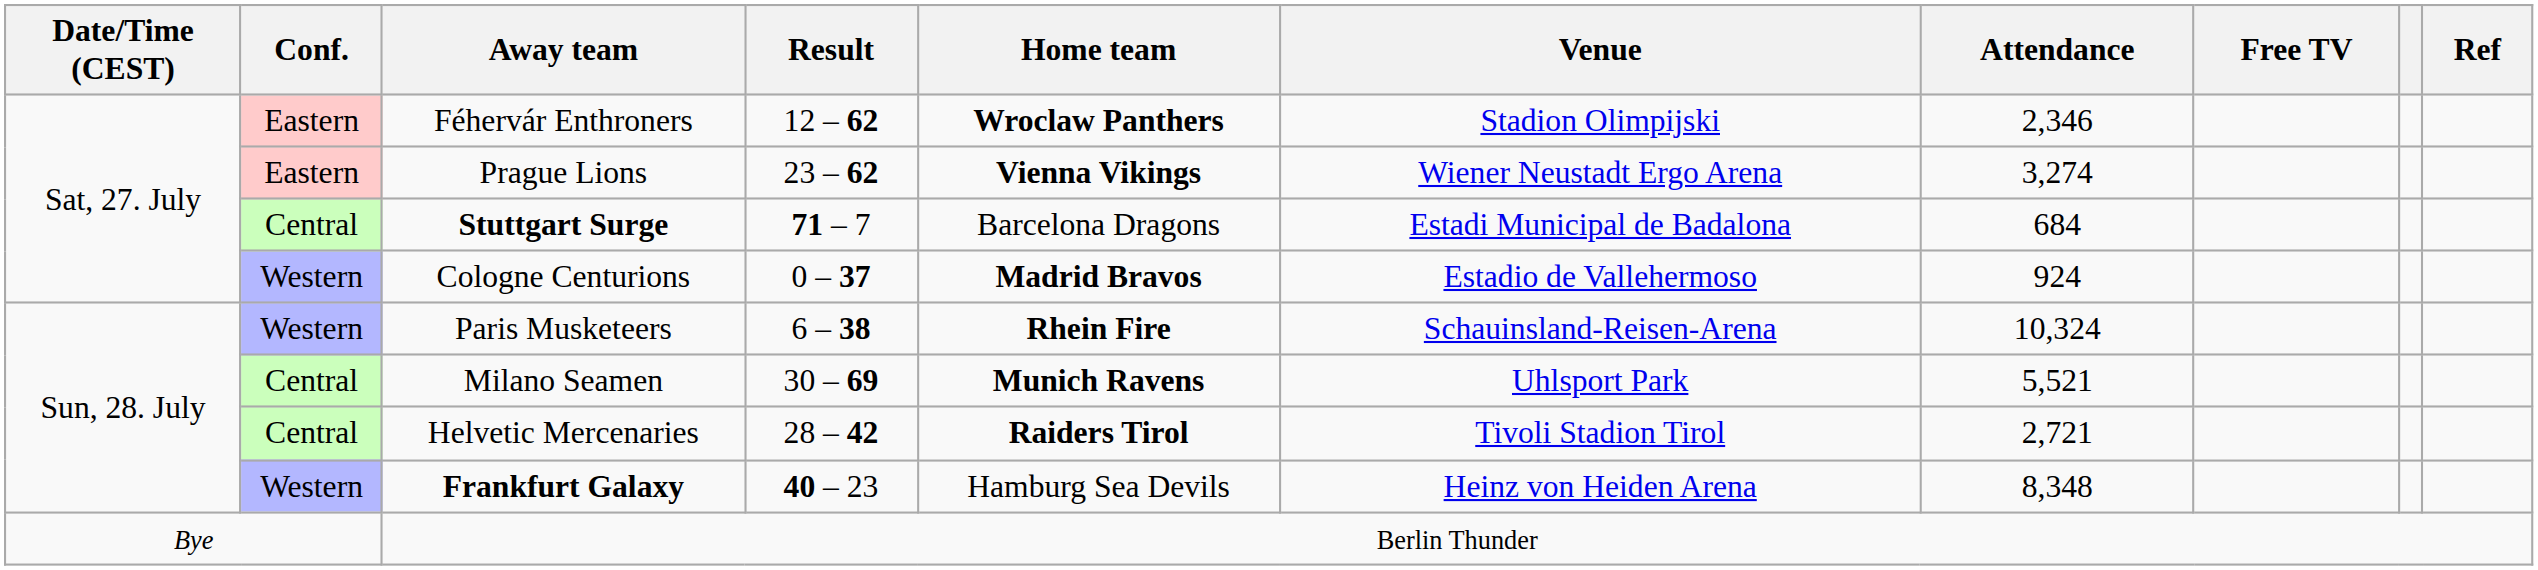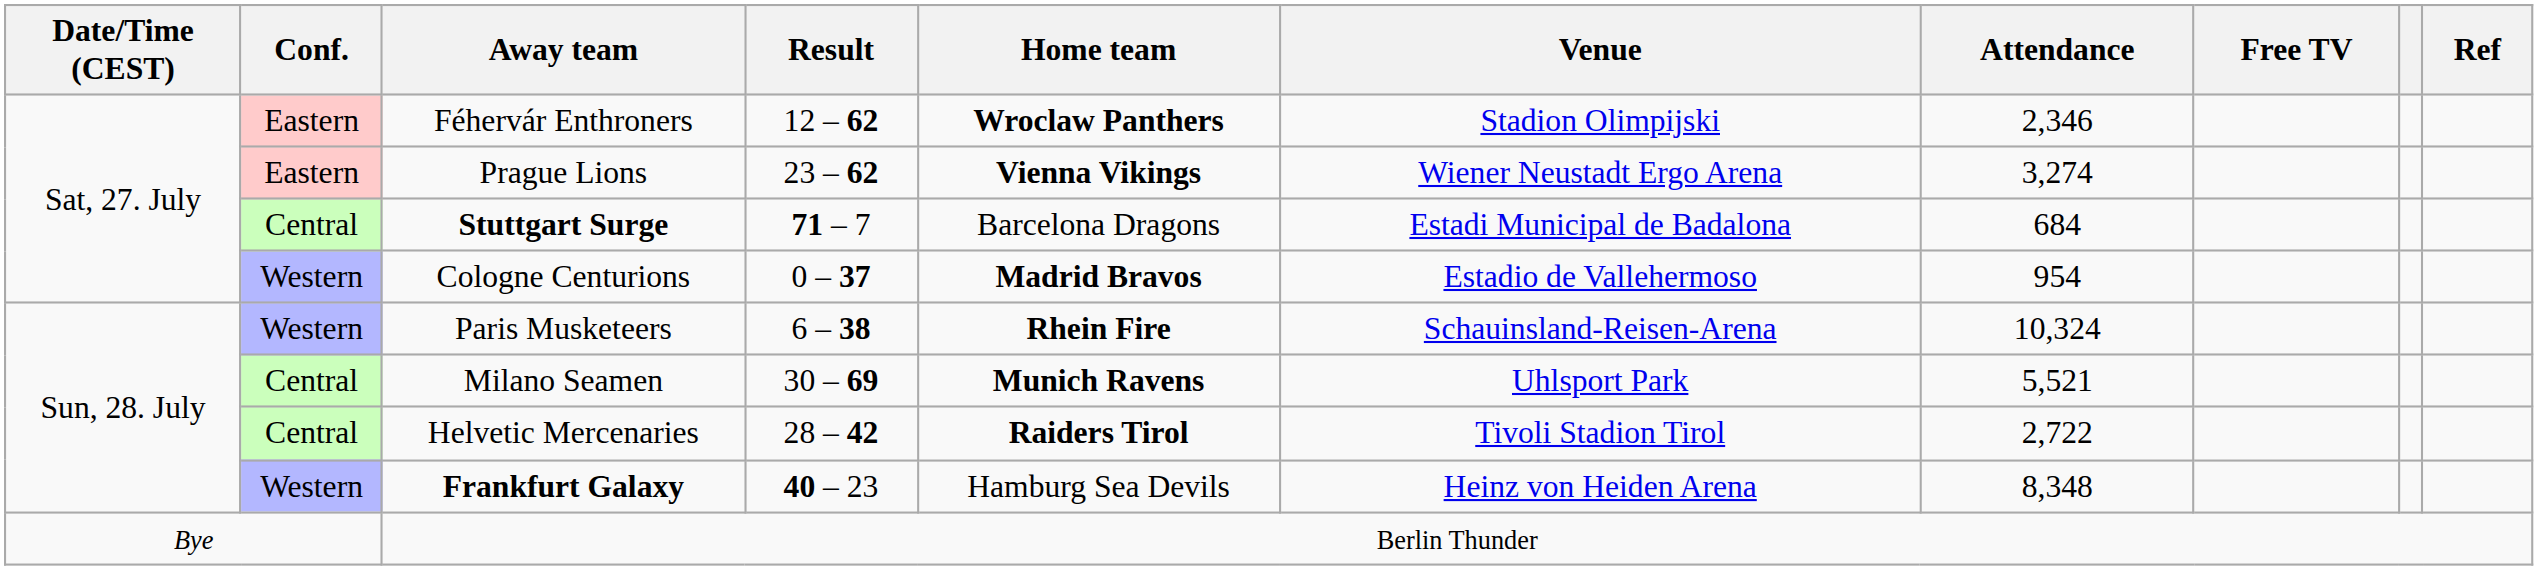(2057, 276) 924 -> (2057, 276) 954
(2057, 433) 2,721 -> (2057, 433) 2,722
